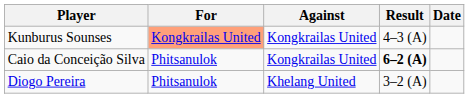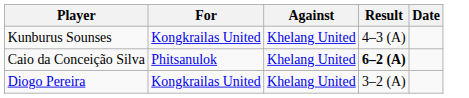(206, 37) lightsalmon background -> (206, 37) no background
(322, 37) Kongkrailas United -> (311, 37) Khelang United
(322, 59) Kongkrailas United -> (311, 59) Khelang United
(184, 81) Phitsanulok -> (206, 81) Kongkrailas United
